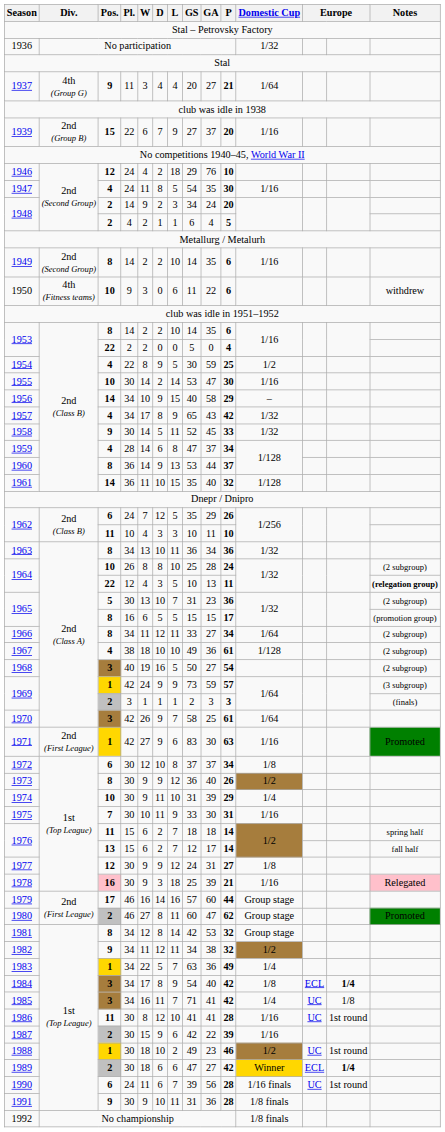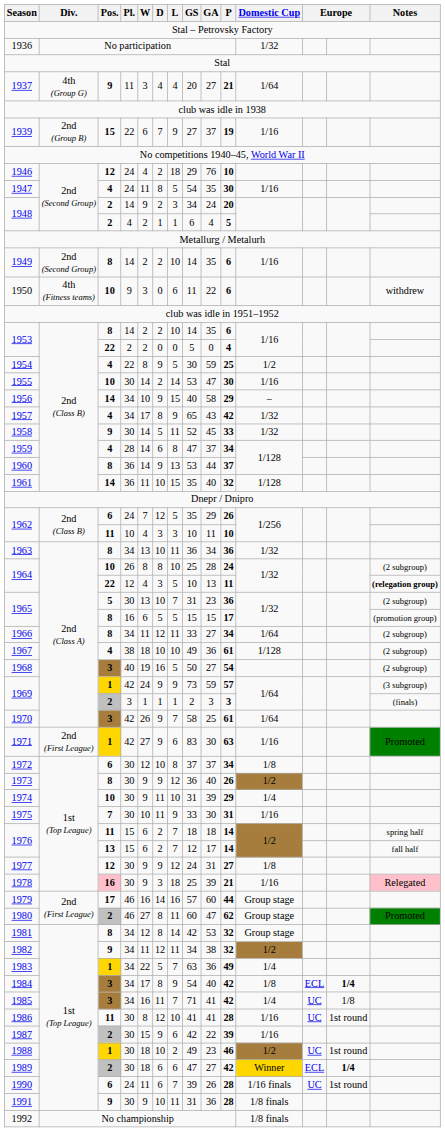(229, 132) 20 -> (229, 132) 19
(211, 1085) 56 -> (211, 1085) 26
